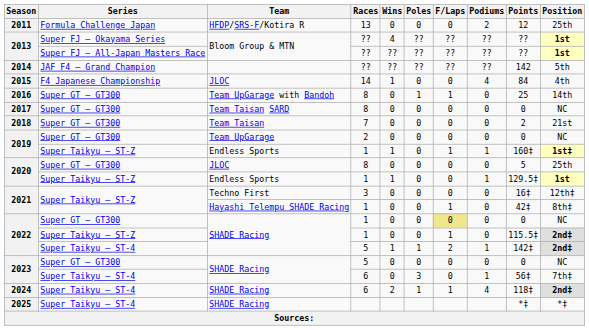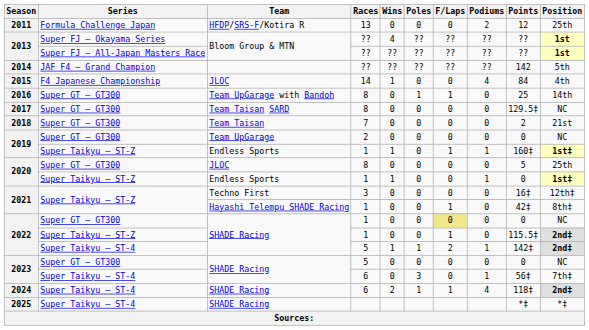(523, 109) 0 -> (523, 109) 129.5‡
(523, 178) 129.5‡ -> (523, 178) 0
(562, 178) 1st -> (562, 178) 1st‡
